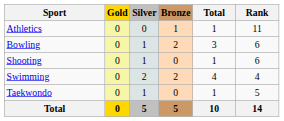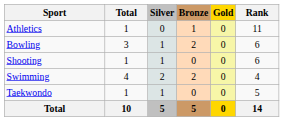columns swapped: (117, 12) <-> (214, 12)
